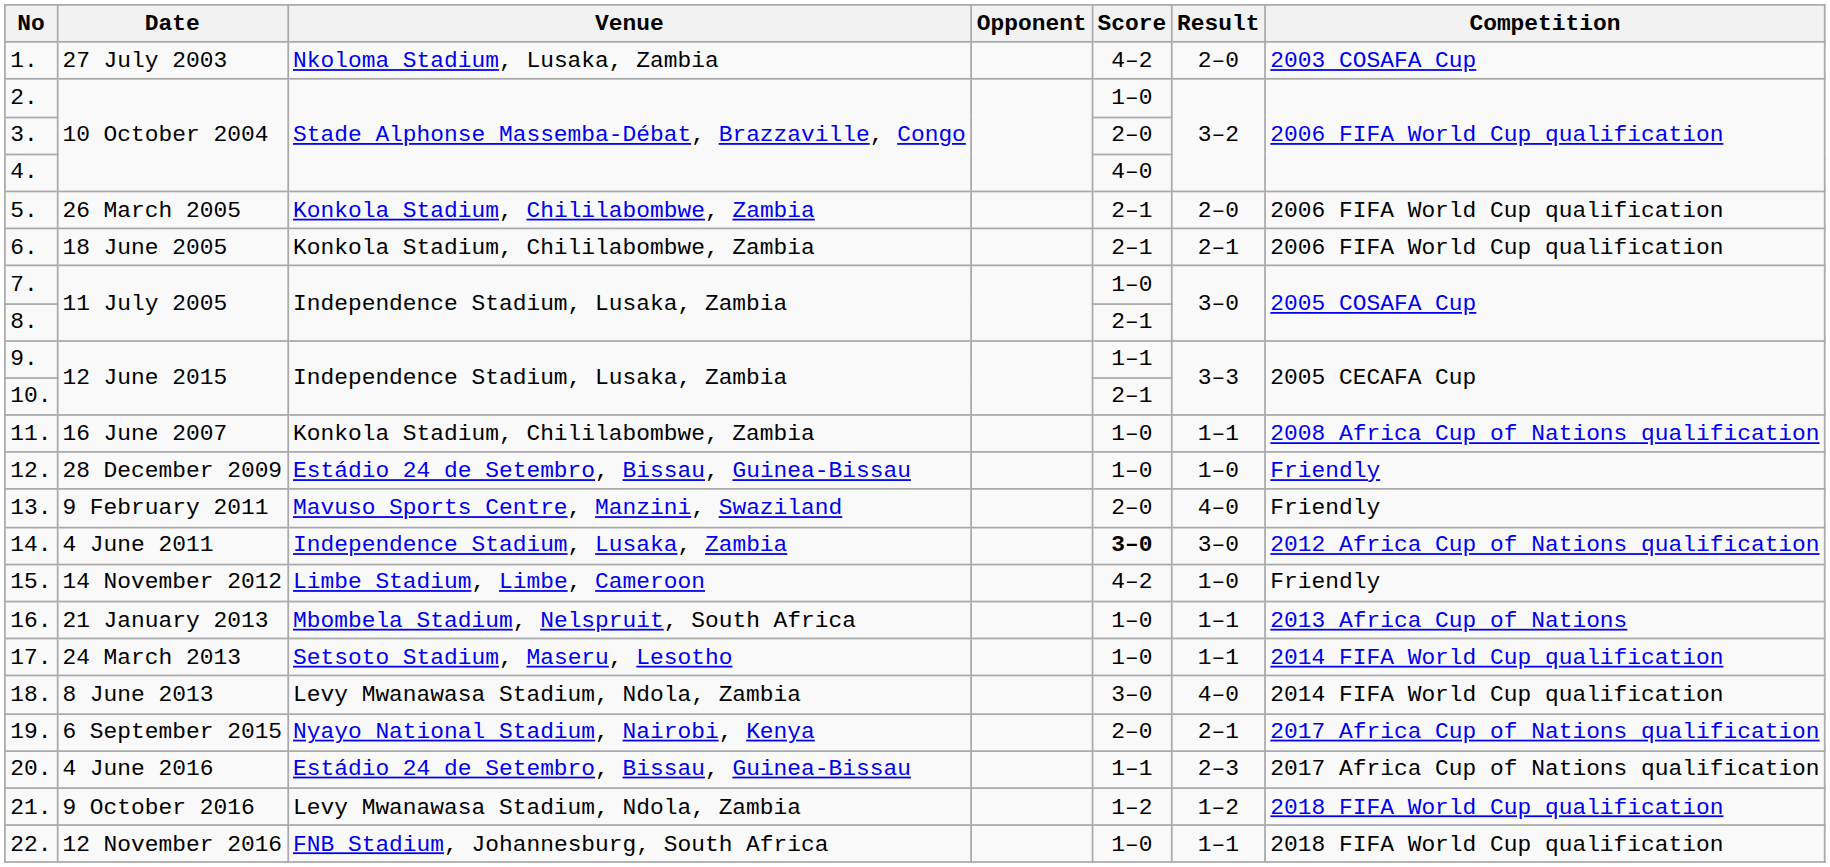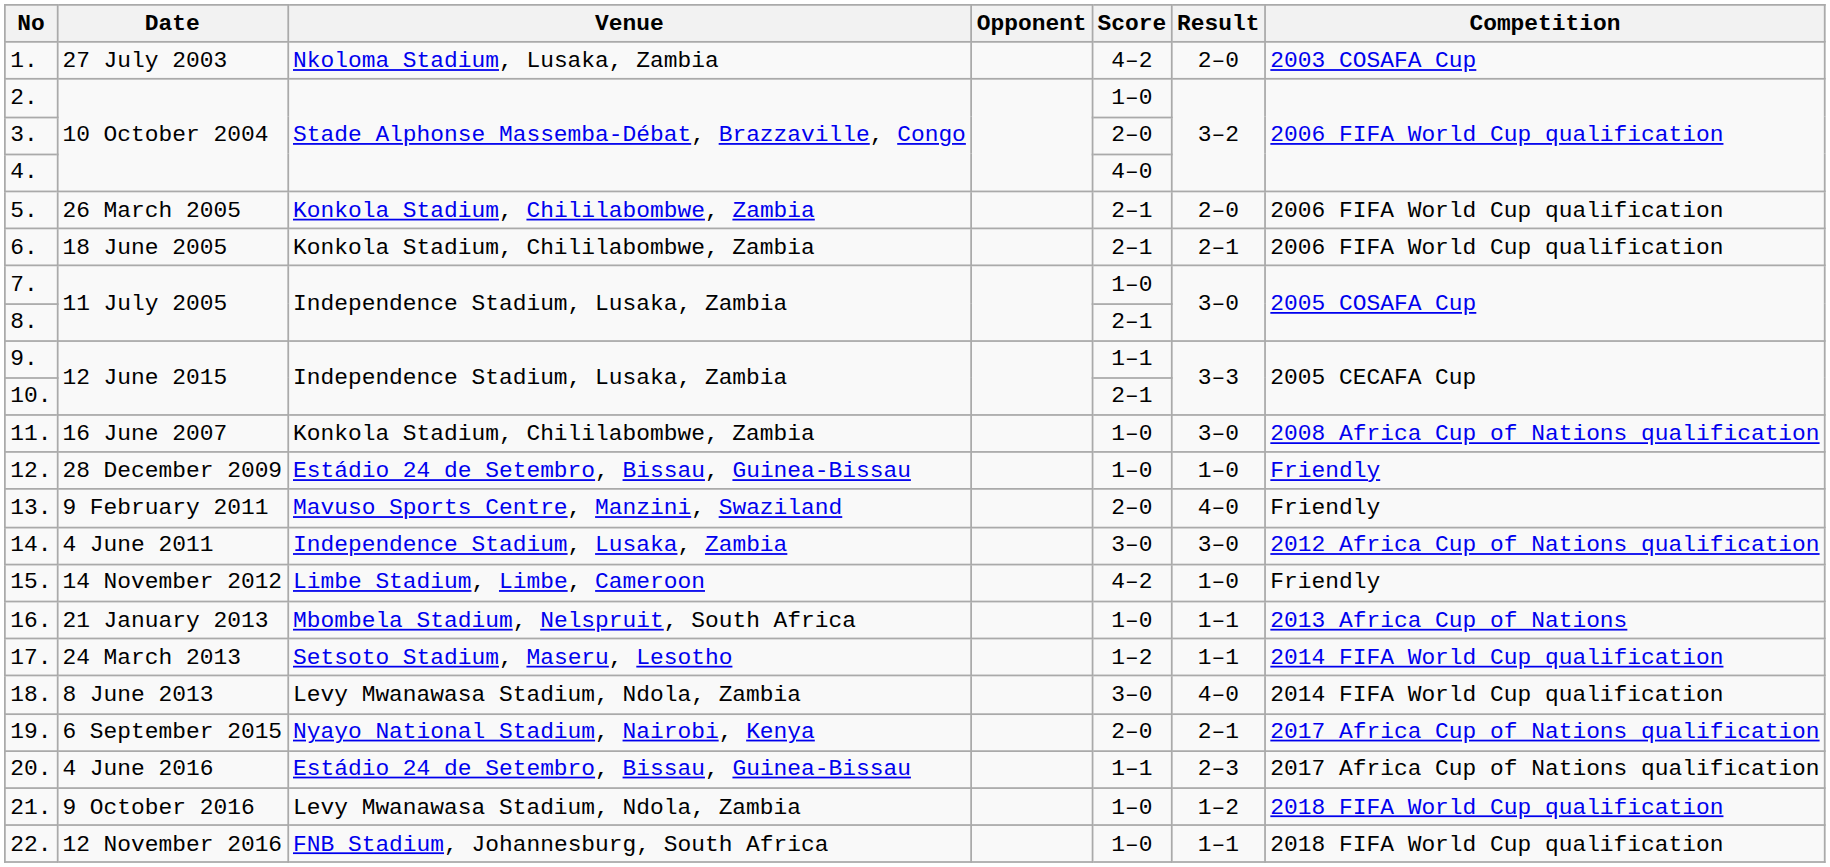(1218, 434) 1–1 -> (1218, 434) 3–0
(1132, 546) bold -> (1132, 546) normal
(1132, 657) 1–0 -> (1132, 657) 1–2
(1132, 807) 1–2 -> (1132, 807) 1–0
